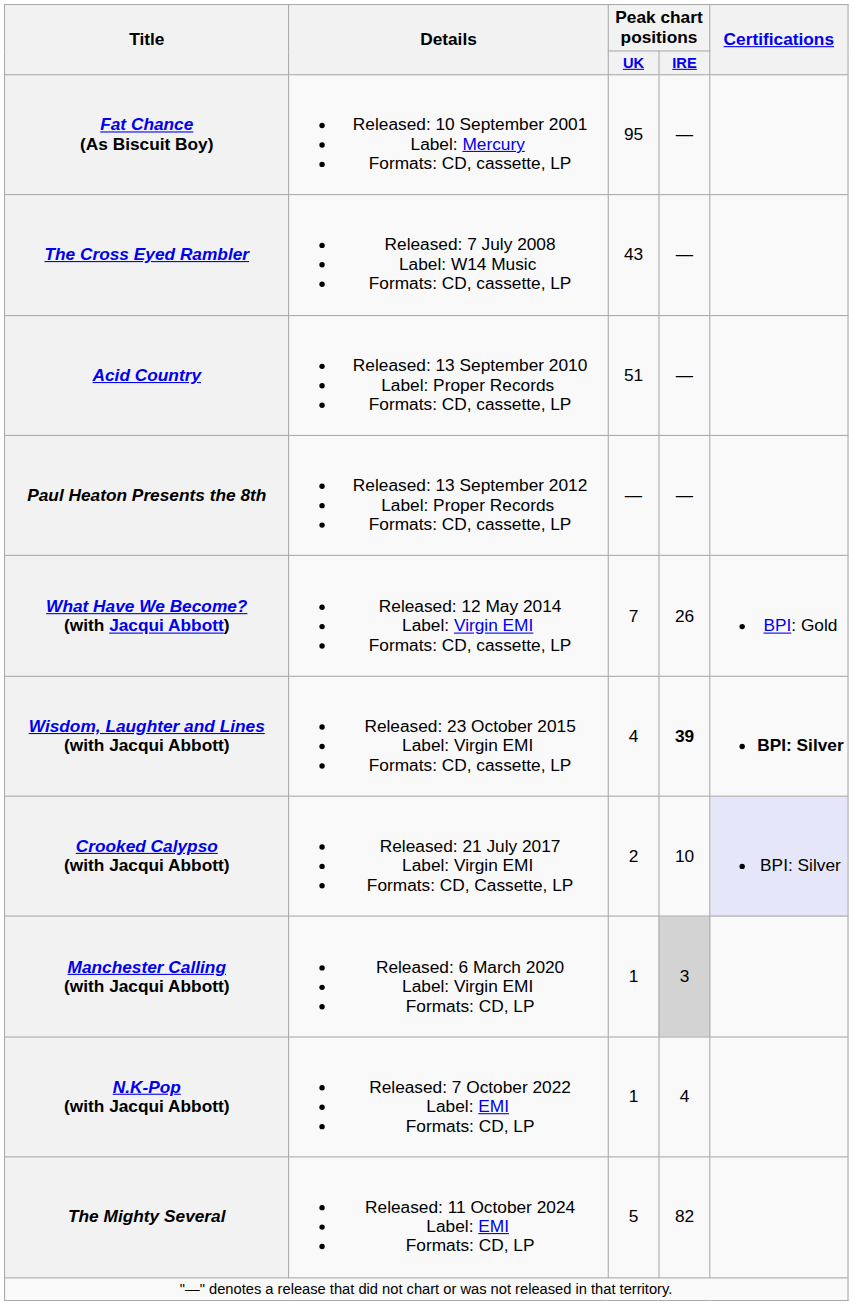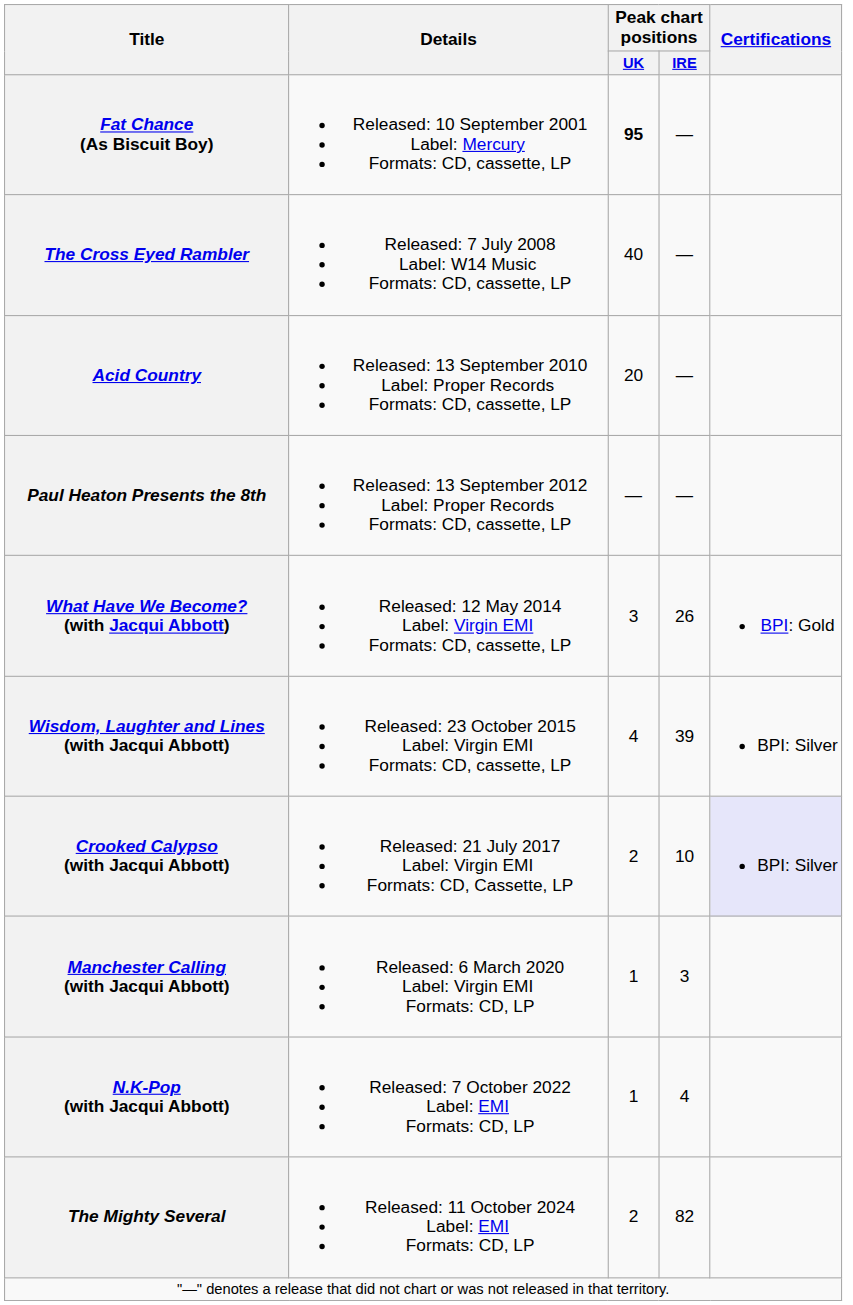(633, 134) normal -> (633, 134) bold
(633, 254) 43 -> (633, 254) 40
(633, 375) 51 -> (633, 375) 20
(633, 615) 7 -> (633, 615) 3
(685, 736) bold -> (685, 736) normal
(779, 746) bold -> (776, 746) normal
(685, 976) lightgrey background -> (685, 976) no background
(633, 1217) 5 -> (633, 1217) 2
